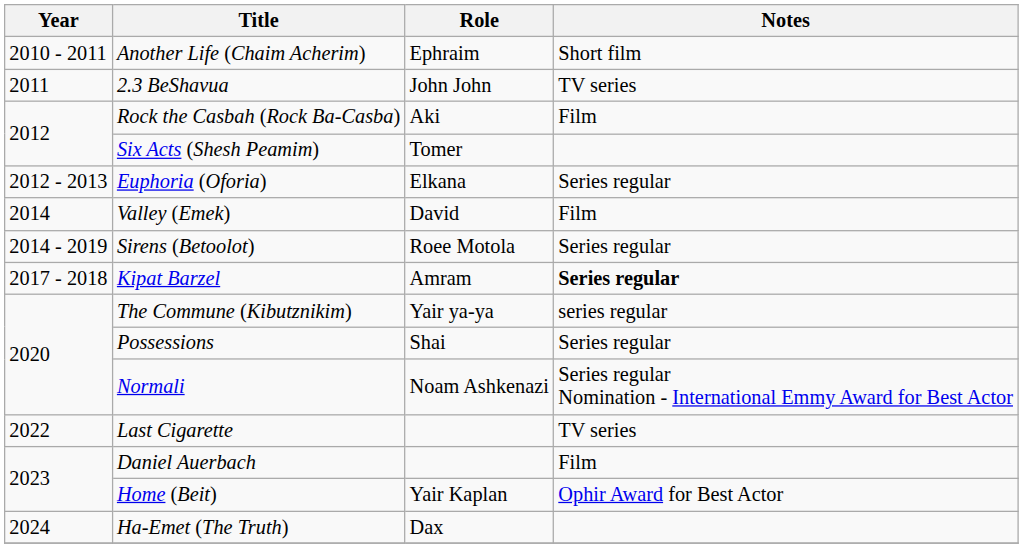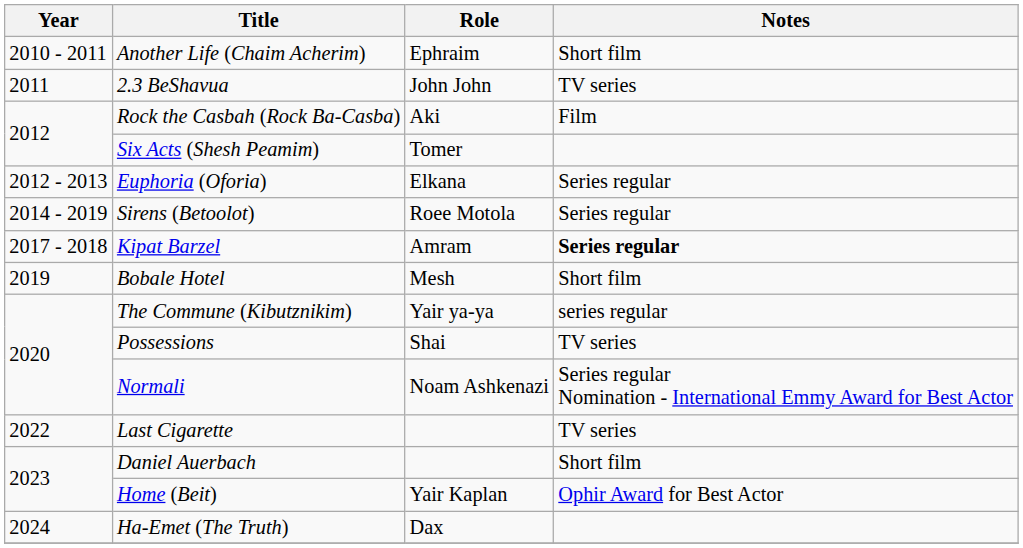- row: (174, 213)
+ row: (171, 278)
(614, 342) Series regular -> (597, 342) TV series
(577, 462) Film -> (600, 462) Short film
